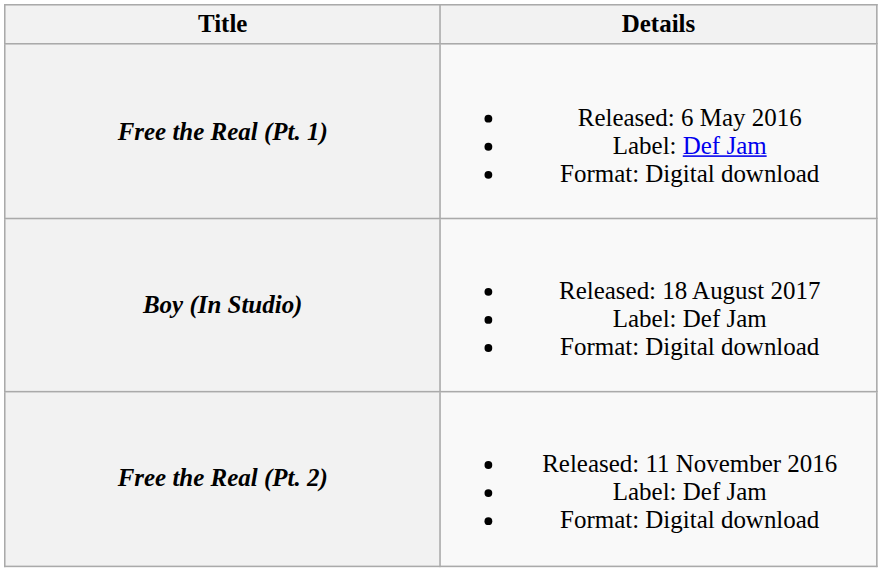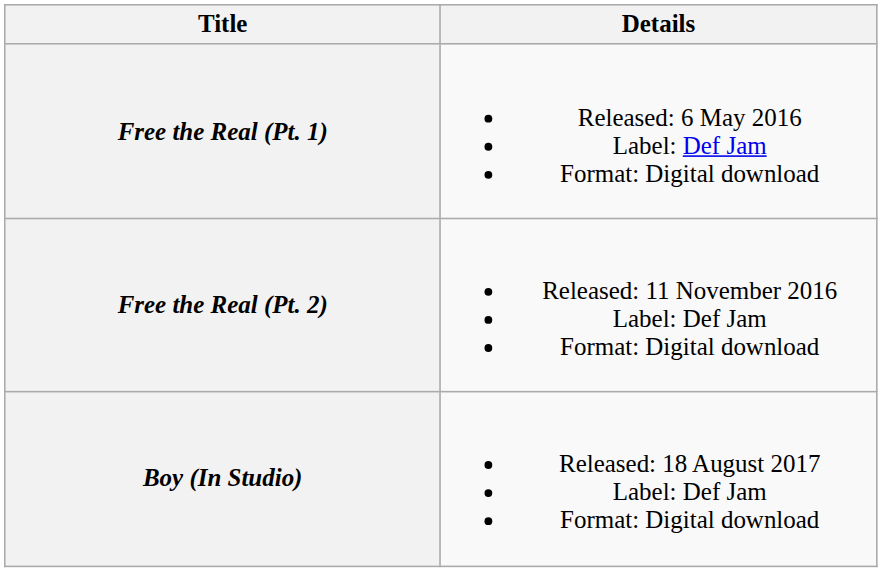rows swapped: (223, 478) <-> (223, 304)
